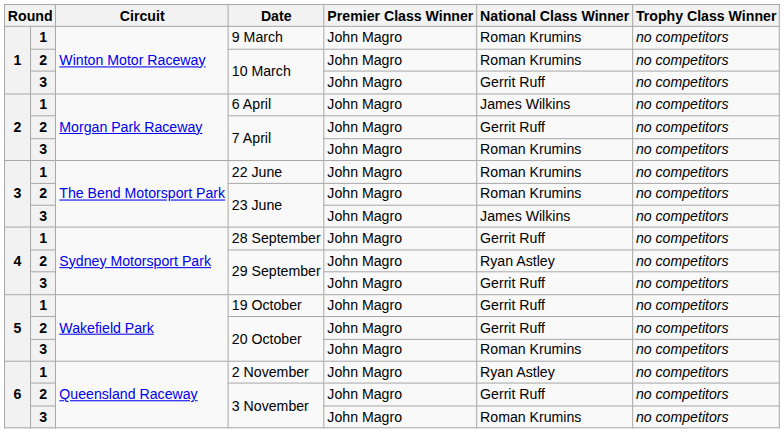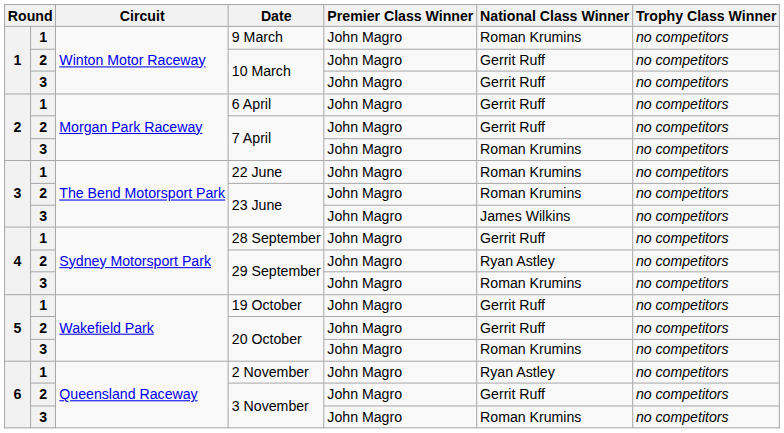(531, 60) Roman Krumins -> (513, 60) Gerrit Ruff
(525, 104) James Wilkins -> (513, 104) Gerrit Ruff
(513, 283) Gerrit Ruff -> (531, 283) Roman Krumins
